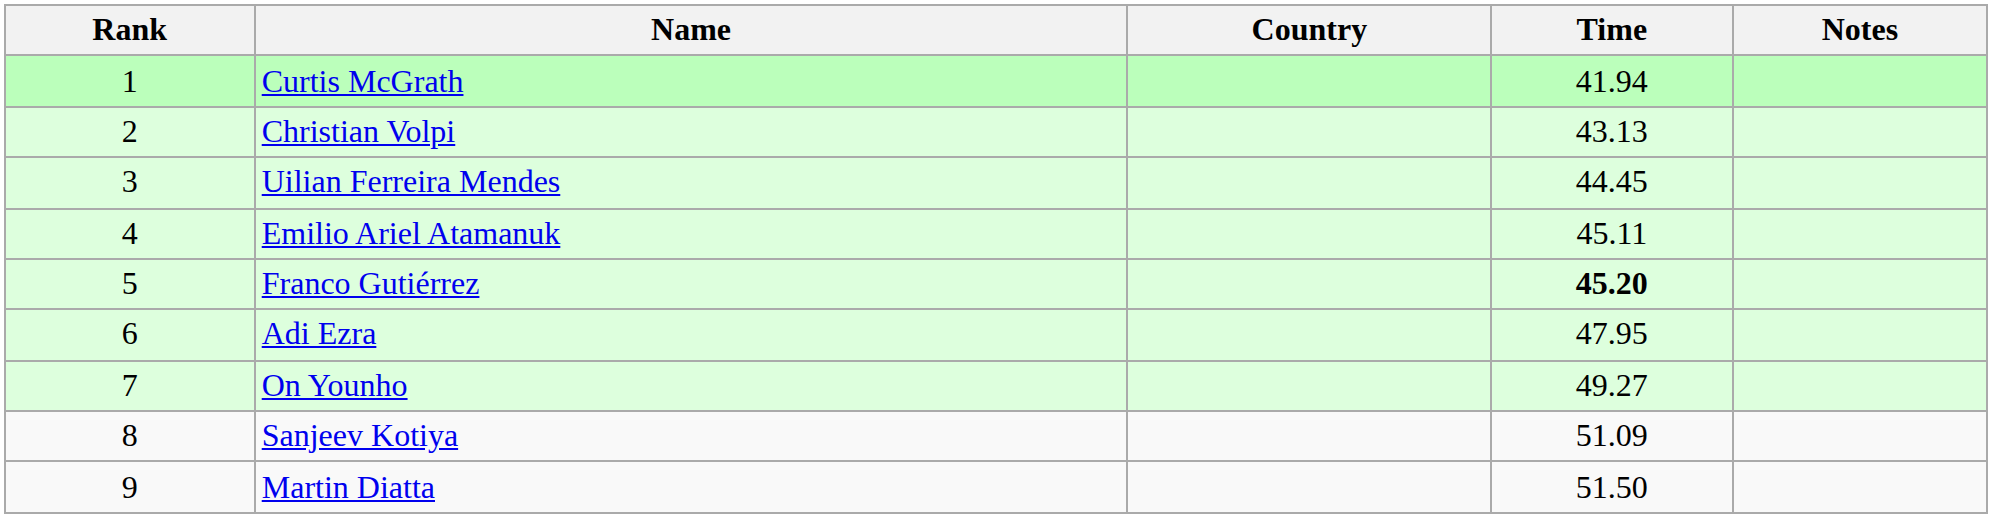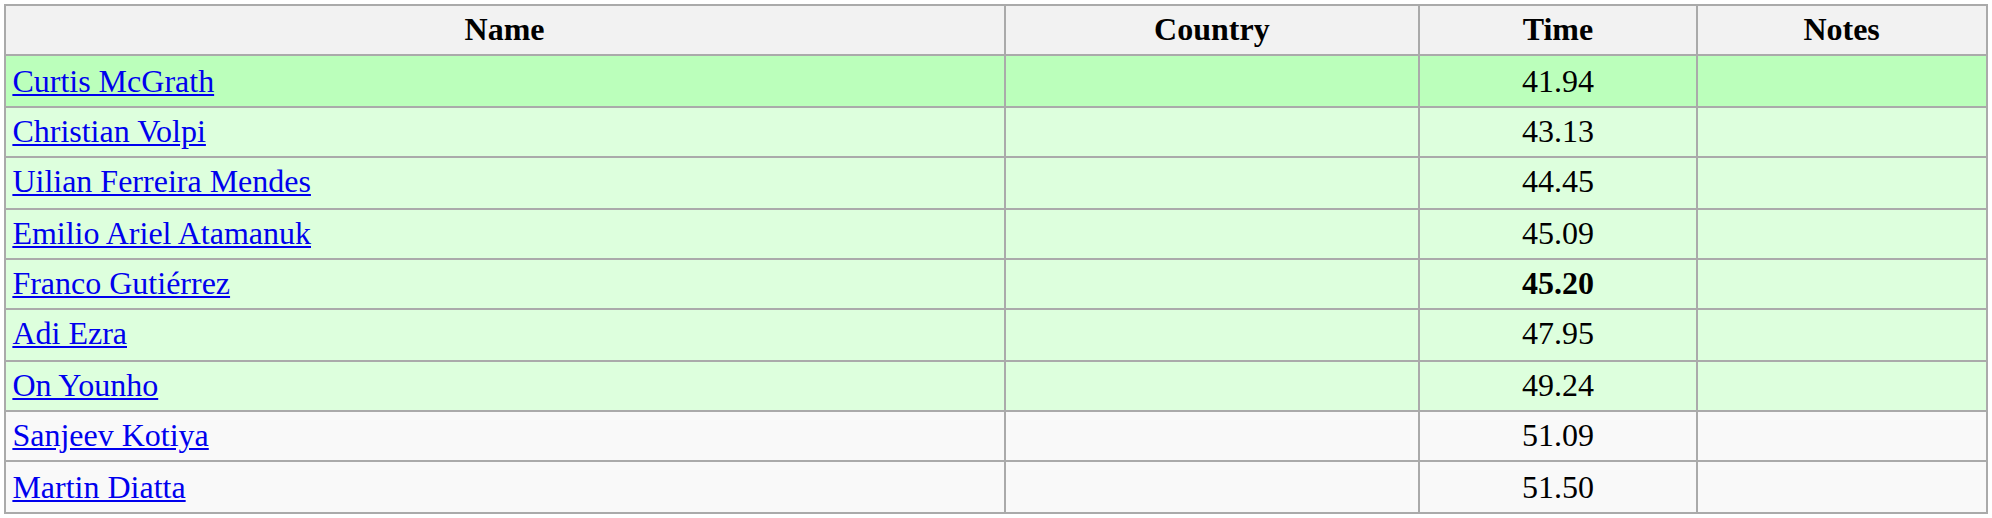- column: (130, 29)
(1612, 232) 45.11 -> (1558, 232) 45.09
(1612, 385) 49.27 -> (1558, 385) 49.24
